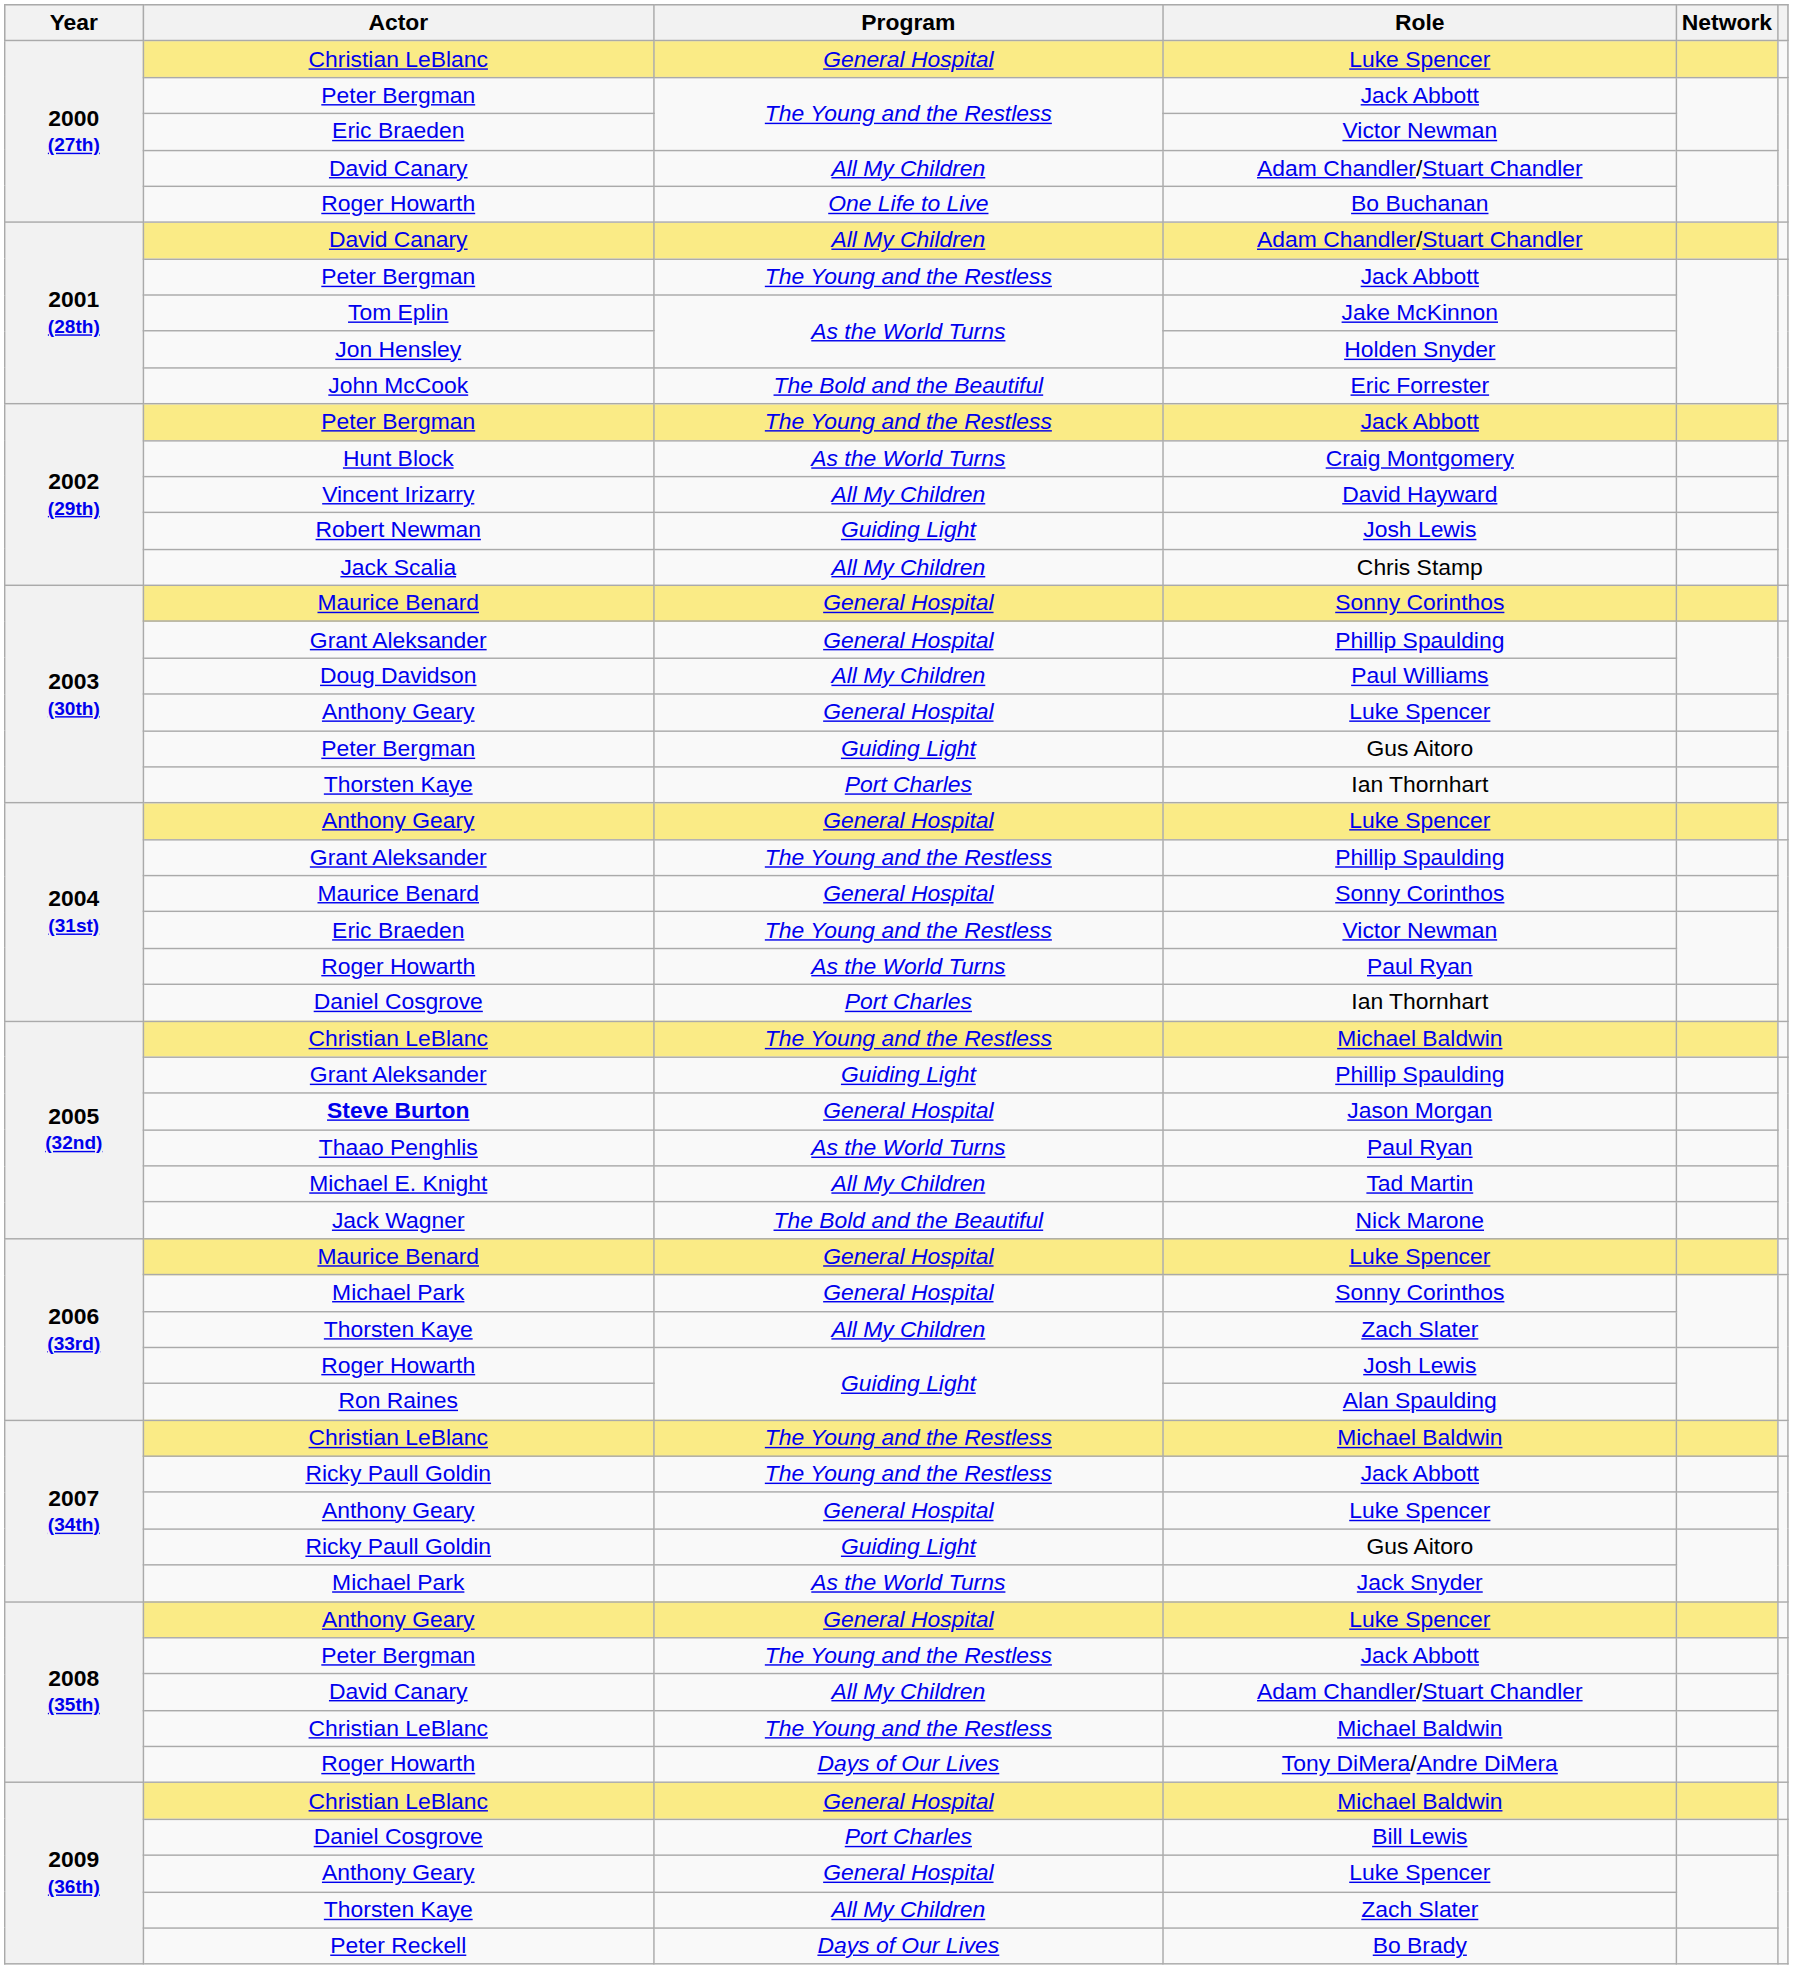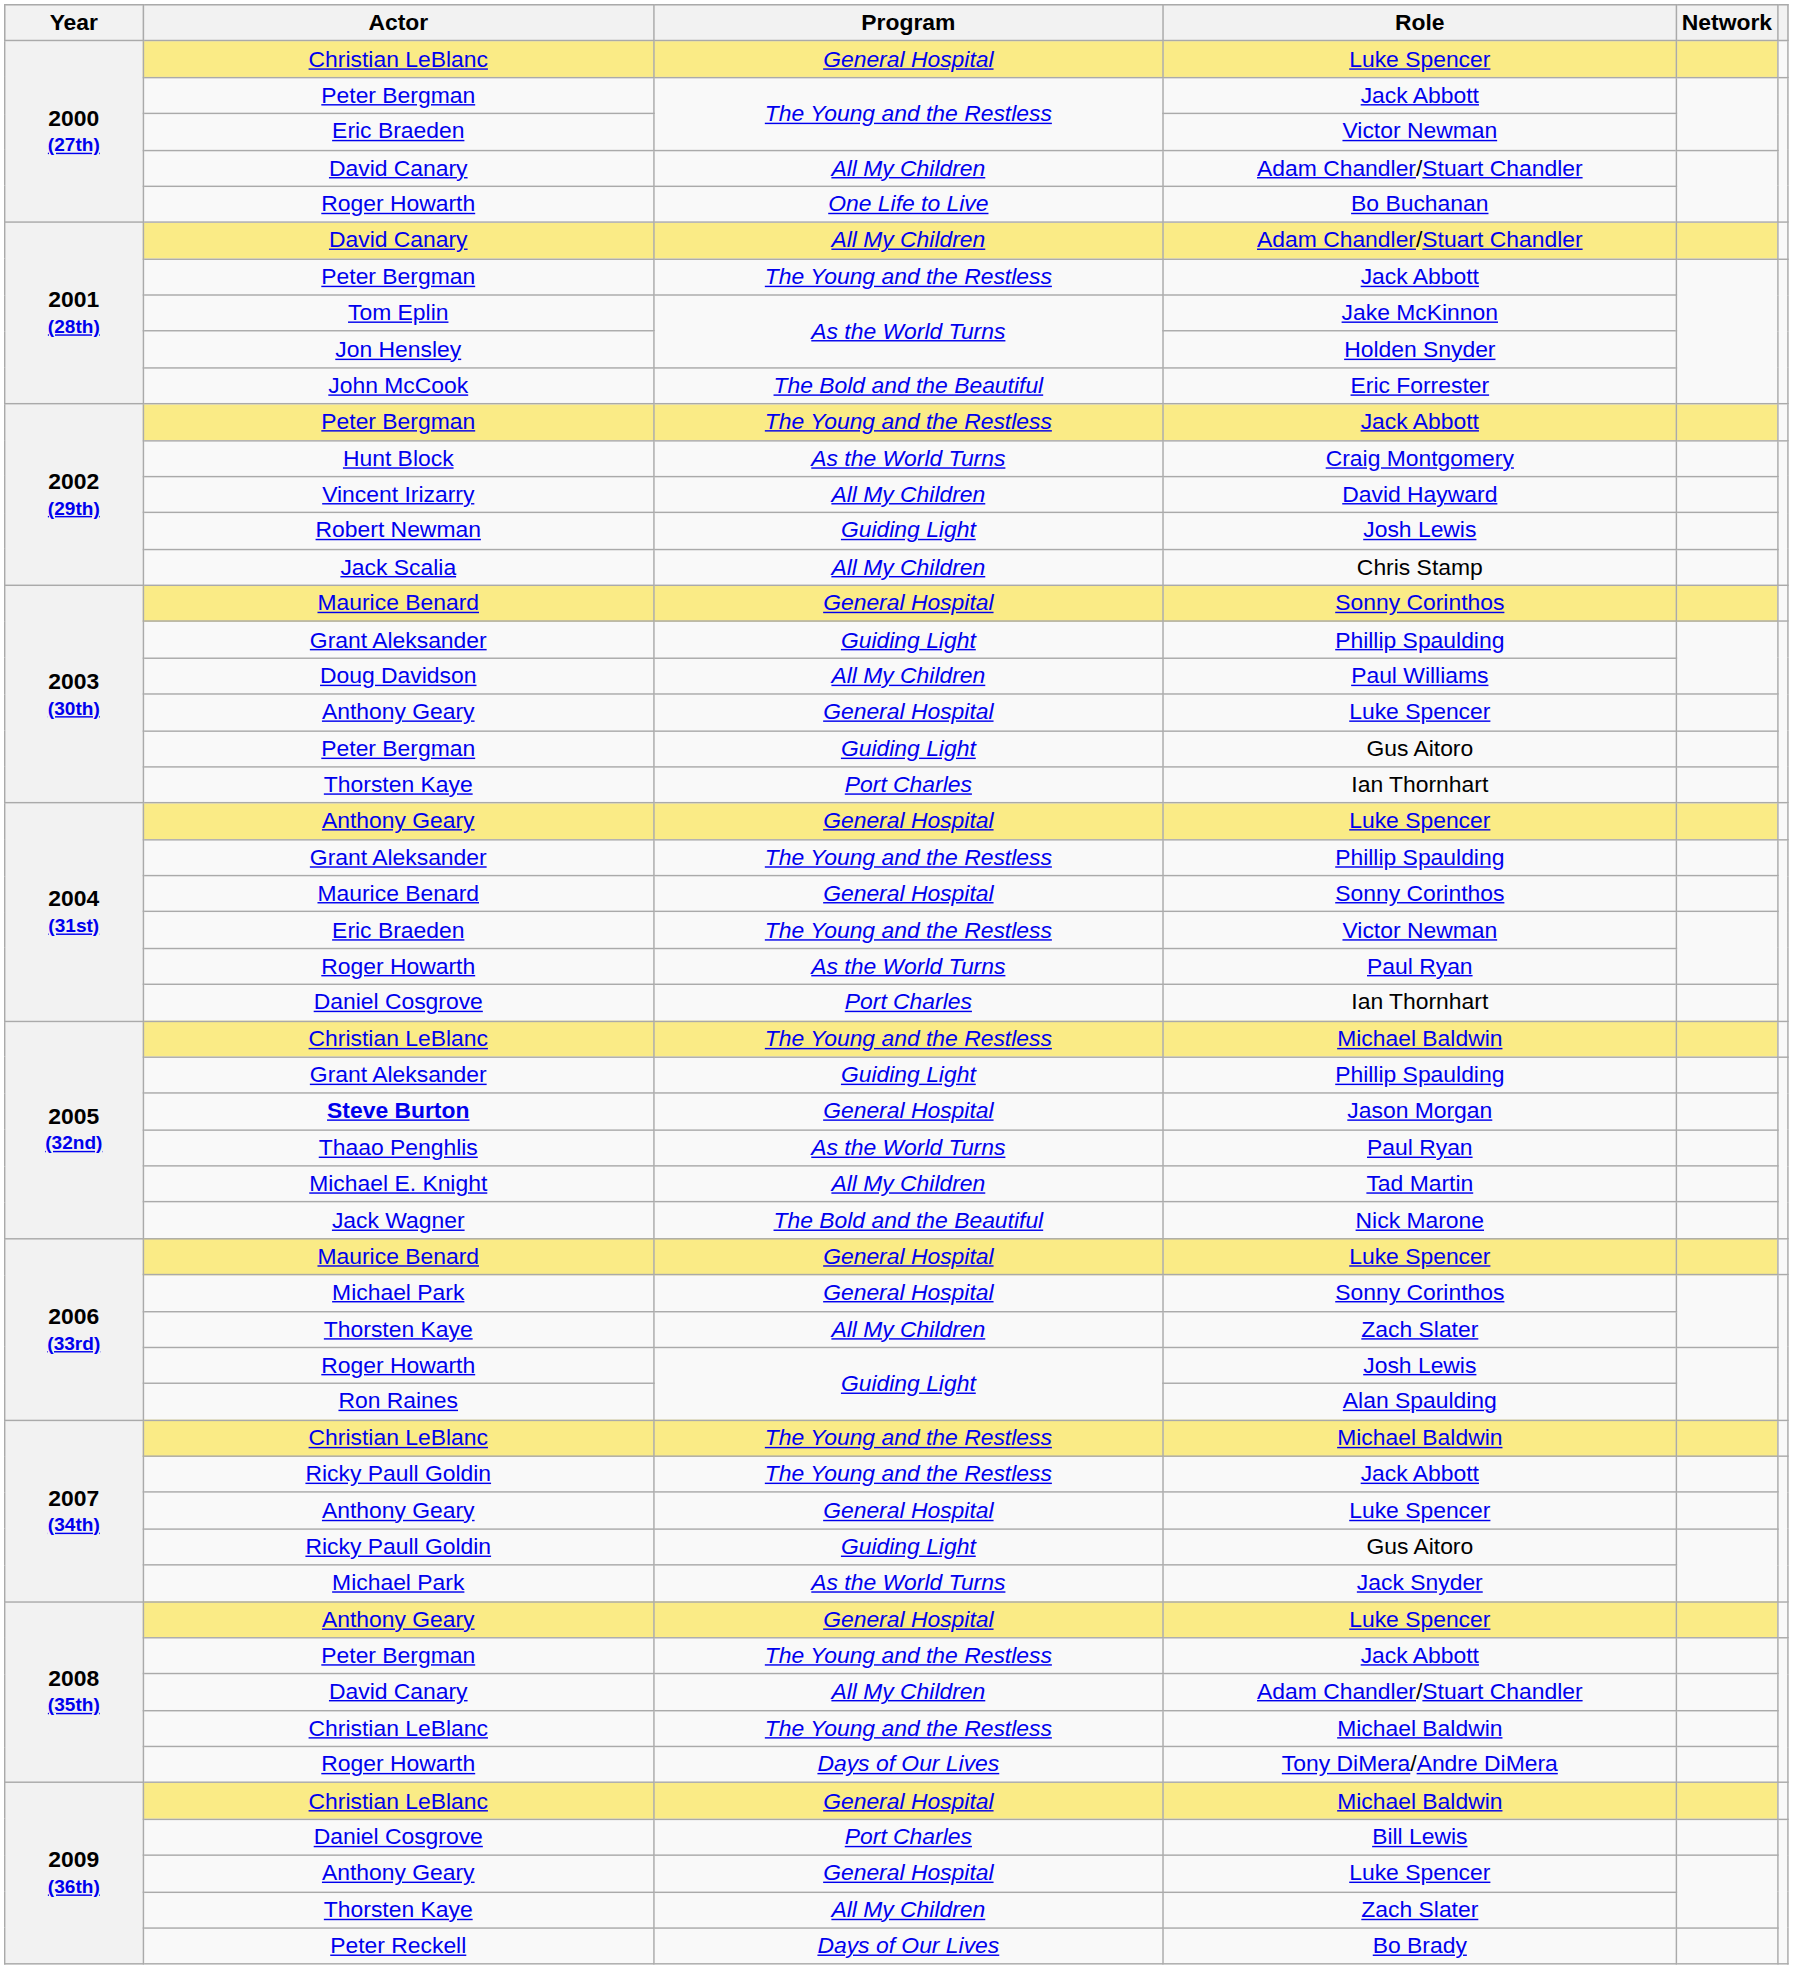(908, 639) General Hospital -> (908, 639) Guiding Light
